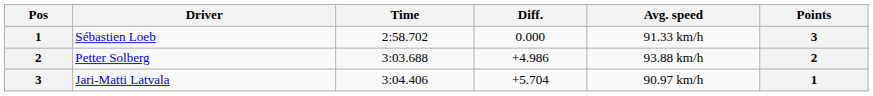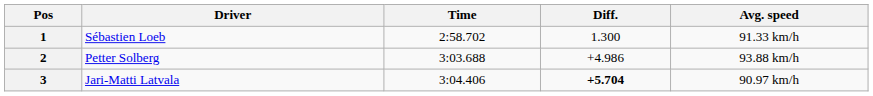- column: (814, 15)
(530, 37) 0.000 -> (606, 37) 1.300
(530, 80) normal -> (606, 80) bold
